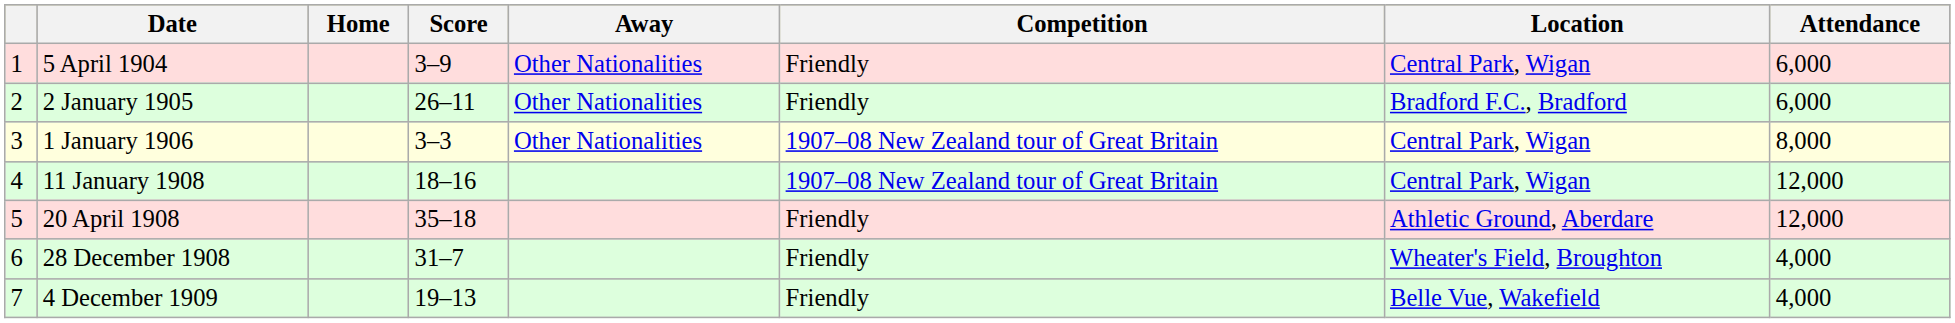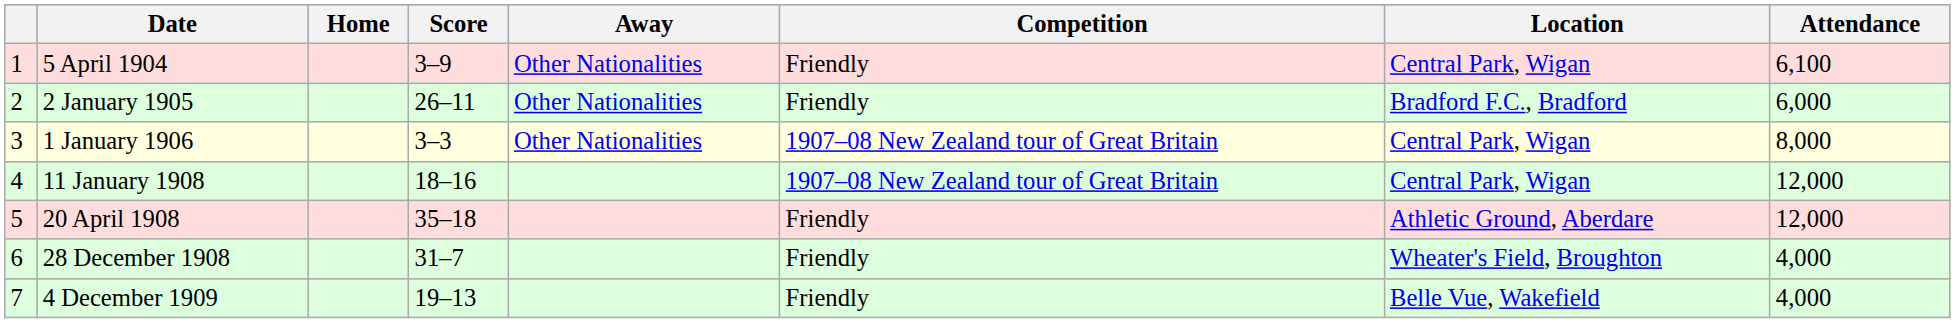(1804, 63) 6,000 -> (1804, 63) 6,100
